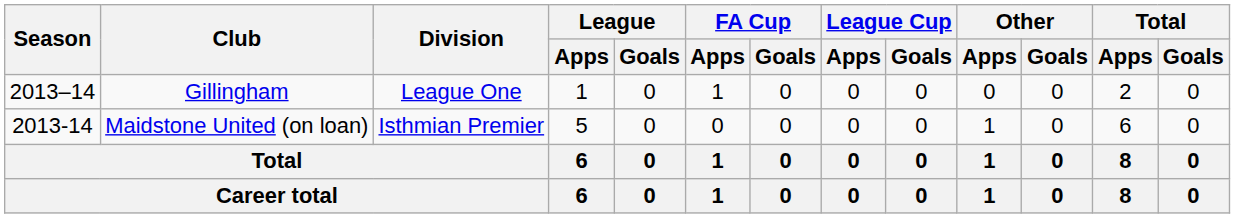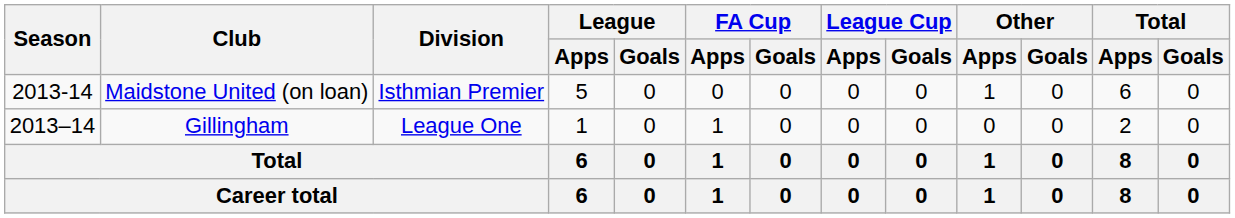rows swapped: (237, 91) <-> (237, 126)
